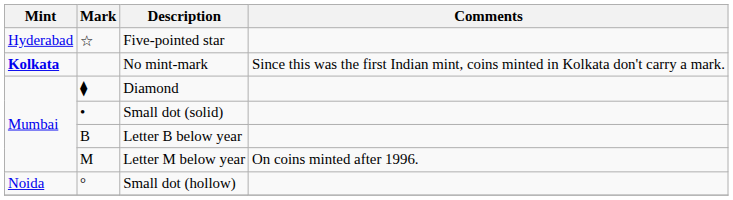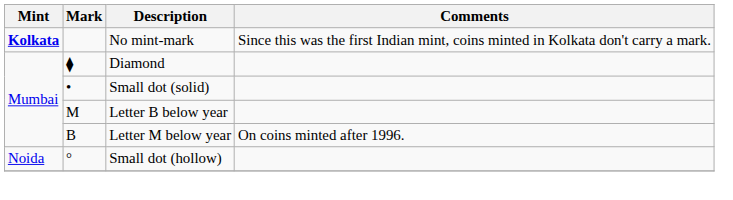- row: (174, 40)
(85, 136) B -> (73, 111) M
(87, 159) M -> (71, 135) B
